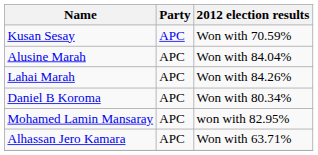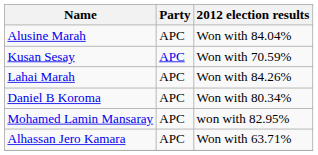rows swapped: (41, 35) <-> (47, 56)
